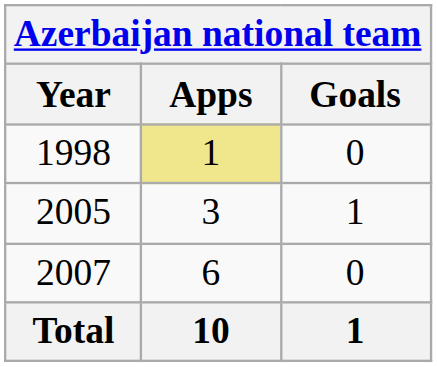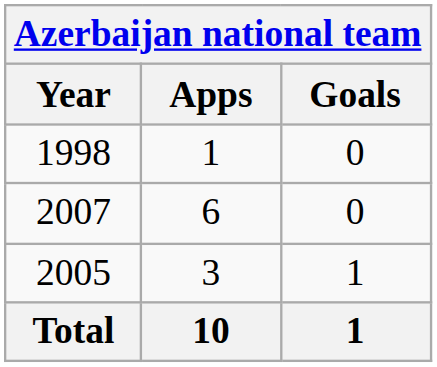(211, 152) khaki background -> (211, 152) no background
rows swapped: (73, 212) <-> (73, 271)
